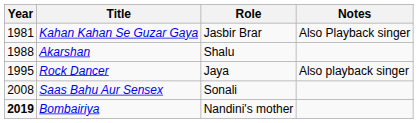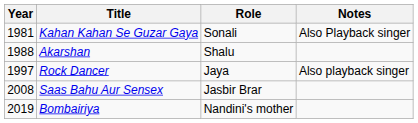(233, 33) Jasbir Brar -> (220, 33) Sonali
(20, 71) 1995 -> (20, 71) 1997
(220, 90) Sonali -> (233, 90) Jasbir Brar
(20, 109) bold -> (20, 109) normal
